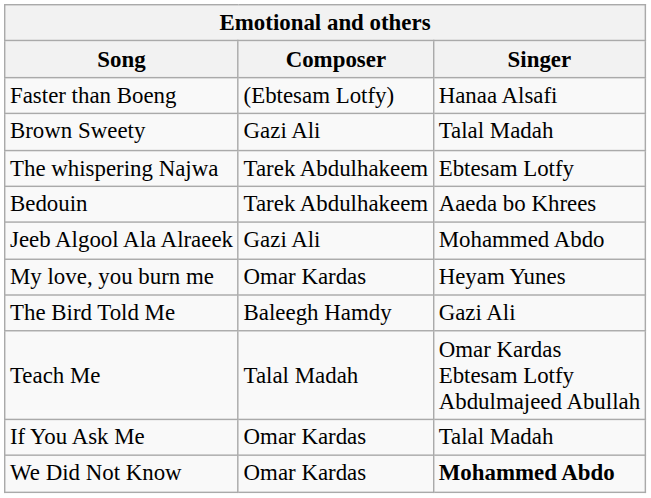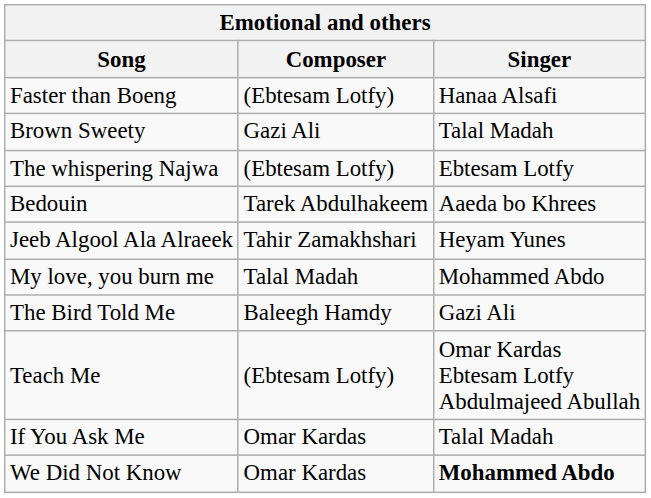(336, 167) Tarek Abdulhakeem -> (319, 167) (Ebtesam Lotfy)
(282, 240) Gazi Ali -> (330, 240) Tahir Zamakhshari
(522, 240) Mohammed Abdo -> (502, 240) Heyam Yunes
(305, 276) Omar Kardas -> (301, 276) Talal Madah
(502, 276) Heyam Yunes -> (522, 276) Mohammed Abdo
(301, 374) Talal Madah -> (319, 374) (Ebtesam Lotfy)
